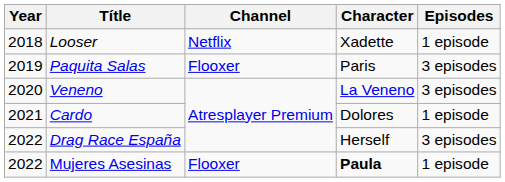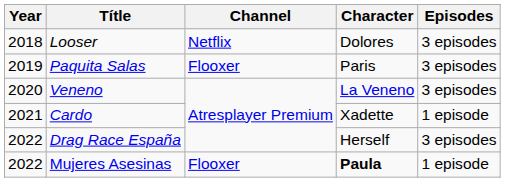(367, 41) Xadette -> (367, 41) Dolores
(455, 41) 1 episode -> (459, 41) 3 episodes
(367, 115) Dolores -> (367, 115) Xadette
